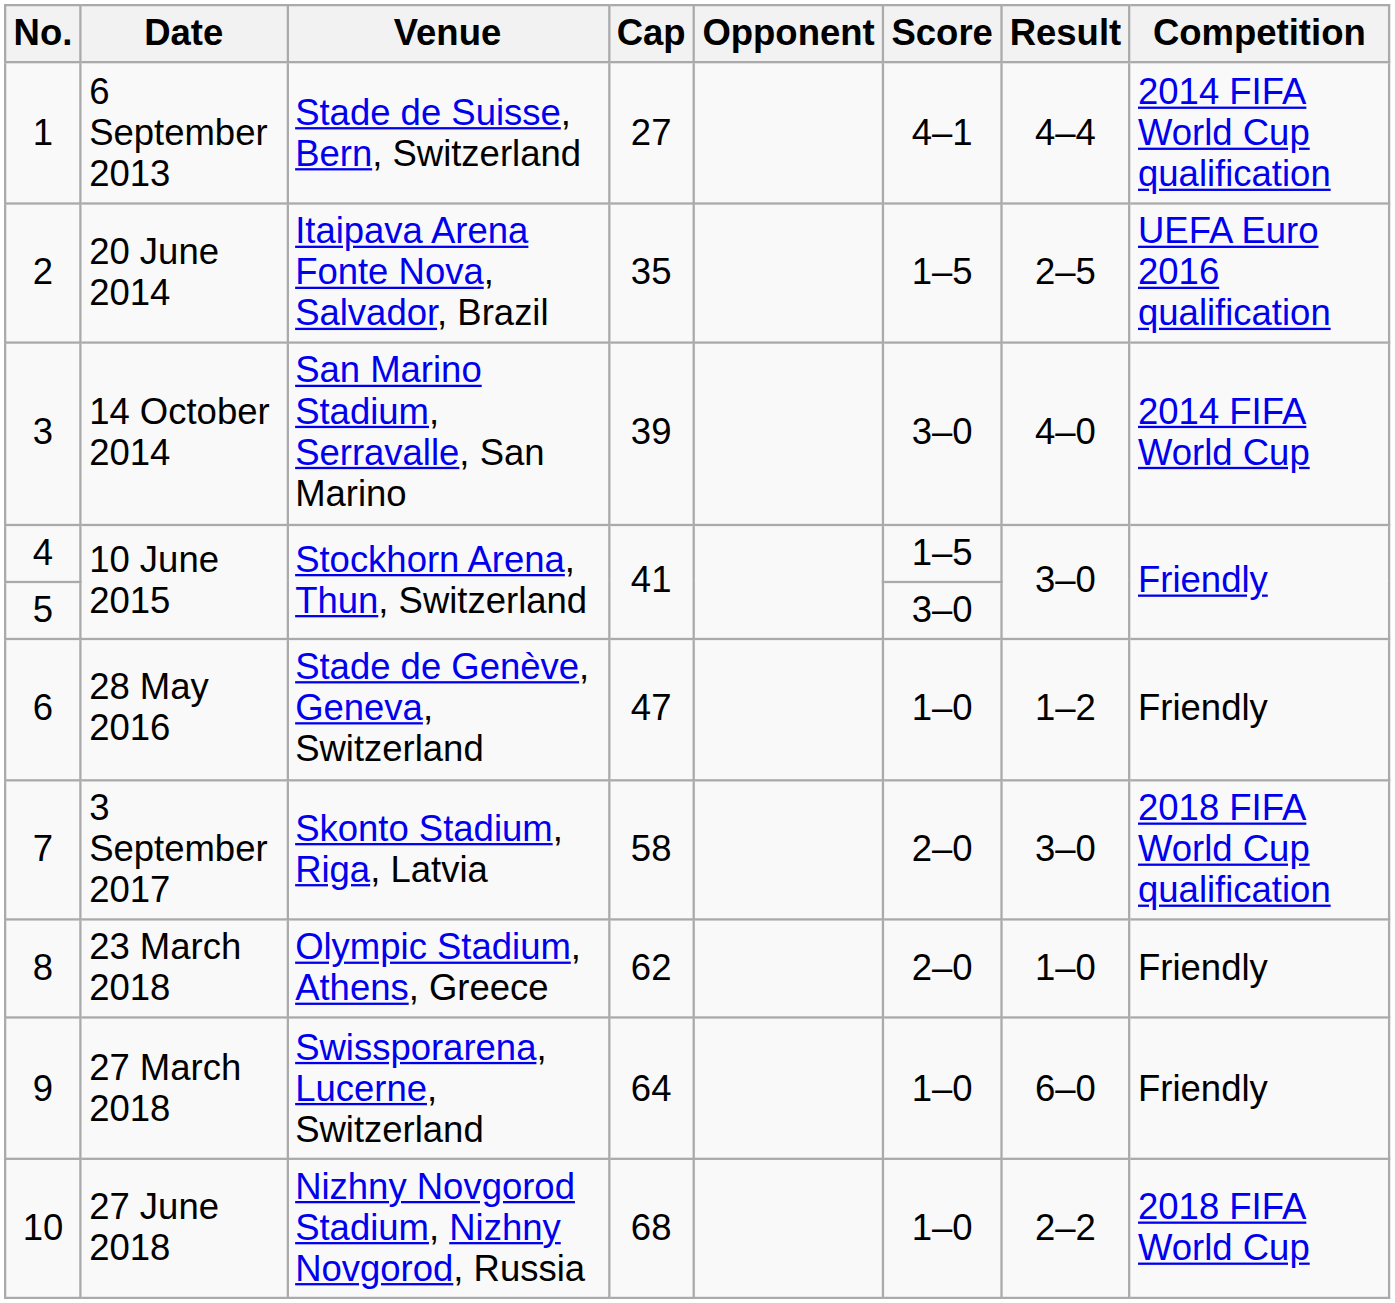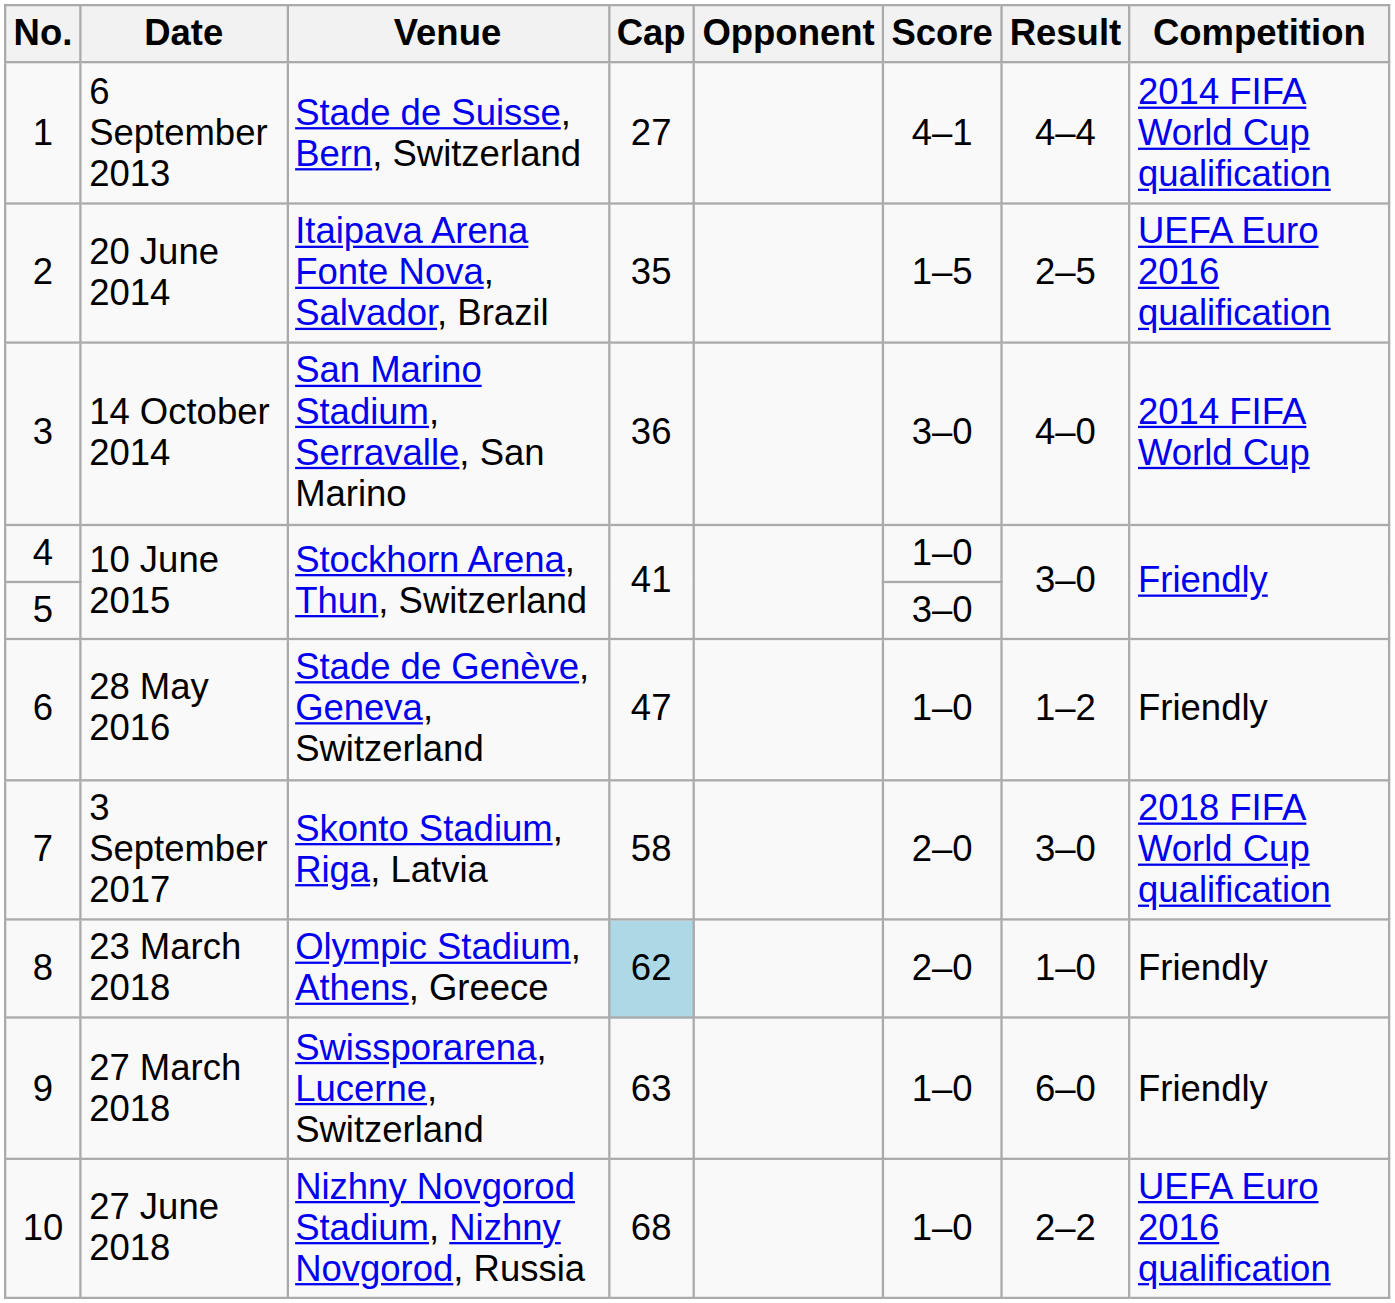(651, 432) 39 -> (651, 432) 36
(942, 552) 1–5 -> (942, 552) 1–0
(651, 968) no background -> (651, 968) lightblue background
(651, 1087) 64 -> (651, 1087) 63
(1224, 1227) 2018 FIFA World Cup -> (1234, 1227) UEFA Euro 2016 qualification
